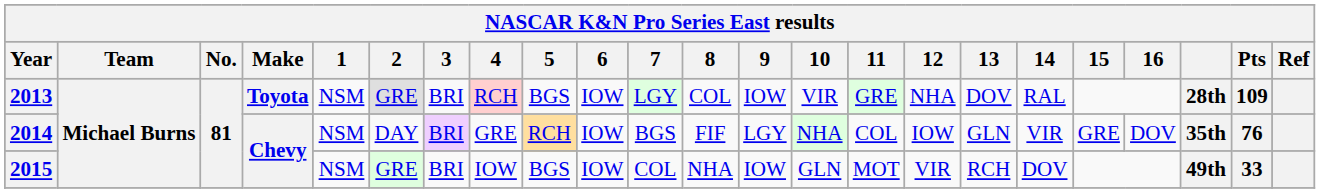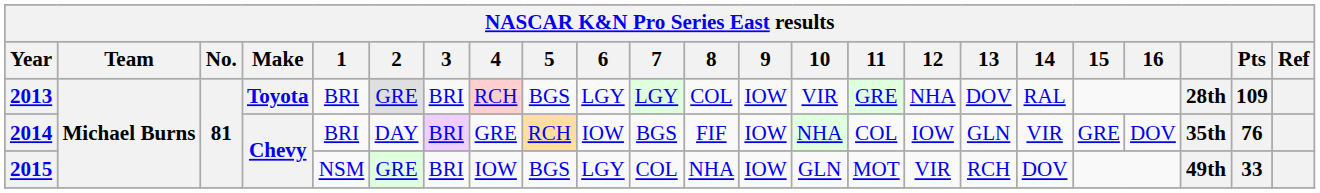(342, 95) NSM -> (342, 95) BRI
(602, 95) IOW -> (603, 95) LGY
(342, 132) NSM -> (342, 132) BRI
(765, 132) LGY -> (766, 132) IOW
(602, 169) IOW -> (603, 169) LGY
